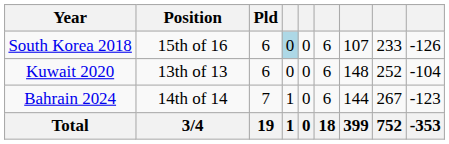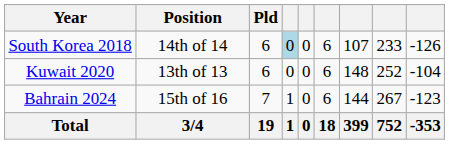(193, 44) 15th of 16 -> (193, 44) 14th of 14
(193, 98) 14th of 14 -> (193, 98) 15th of 16
